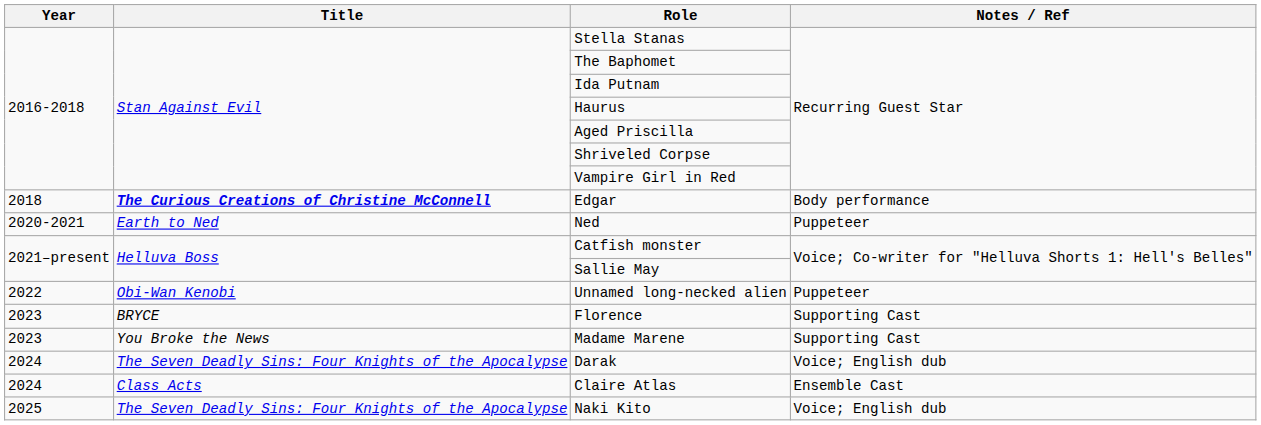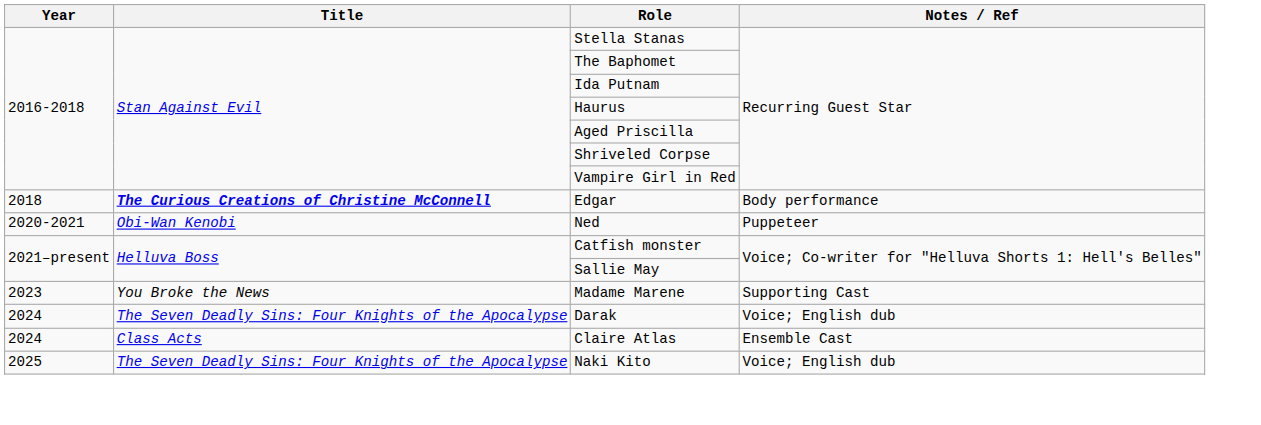(168, 224) Earth to Ned -> (176, 224) Obi-Wan Kenobi
- row: (680, 293)
- row: (608, 316)
